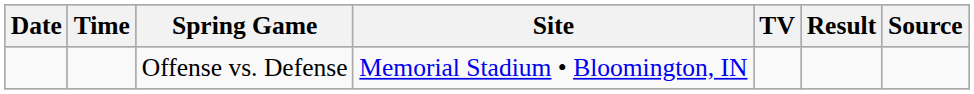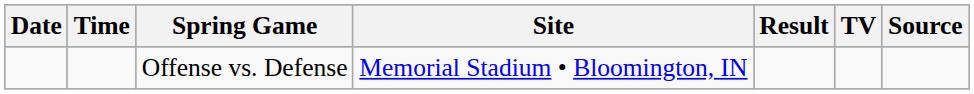columns swapped: (777, 25) <-> (841, 25)
